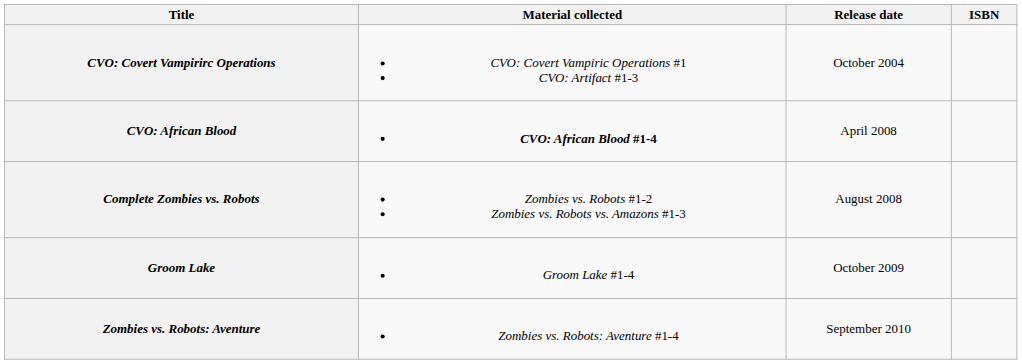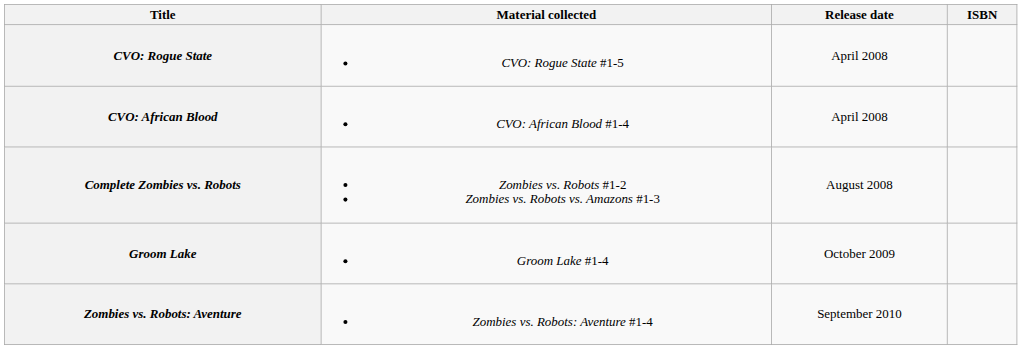- row: (181, 62)
+ row: (163, 55)
(572, 138) bold -> (546, 124) normal
